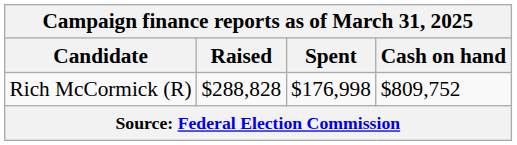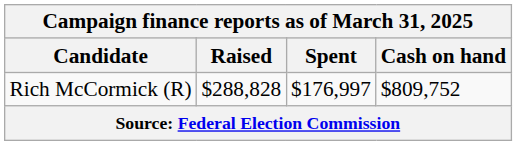(331, 88) $176,998 -> (331, 88) $176,997
